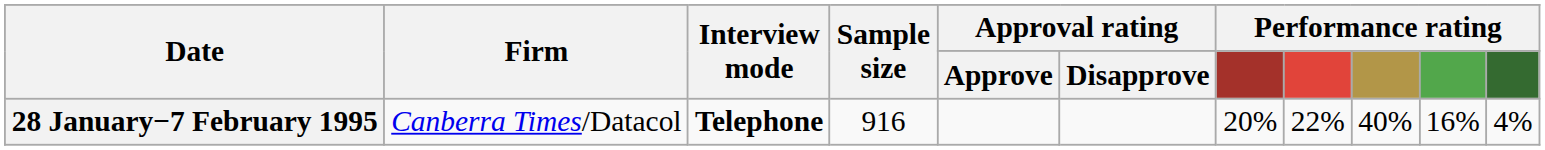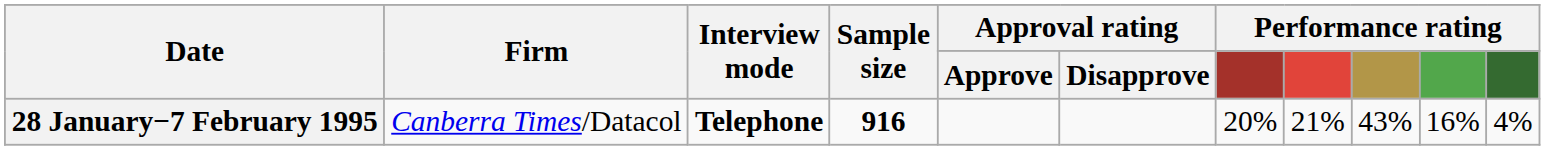(883, 121) normal -> (883, 121) bold
(1318, 121) 22% -> (1318, 121) 21%
(1385, 121) 40% -> (1385, 121) 43%
